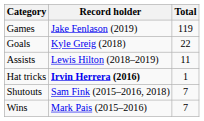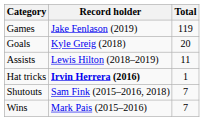(185, 44) 22 -> (185, 44) 20
